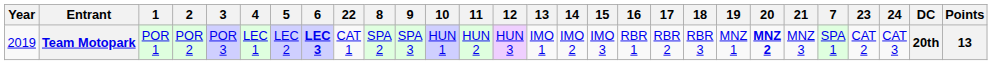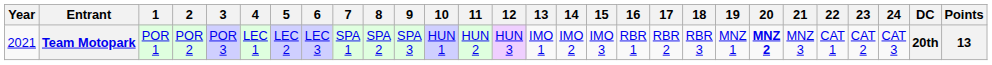columns swapped: (833, 15) <-> (349, 15)
(22, 42) 2019 -> (22, 42) 2021
(318, 42) bold -> (317, 42) normal
